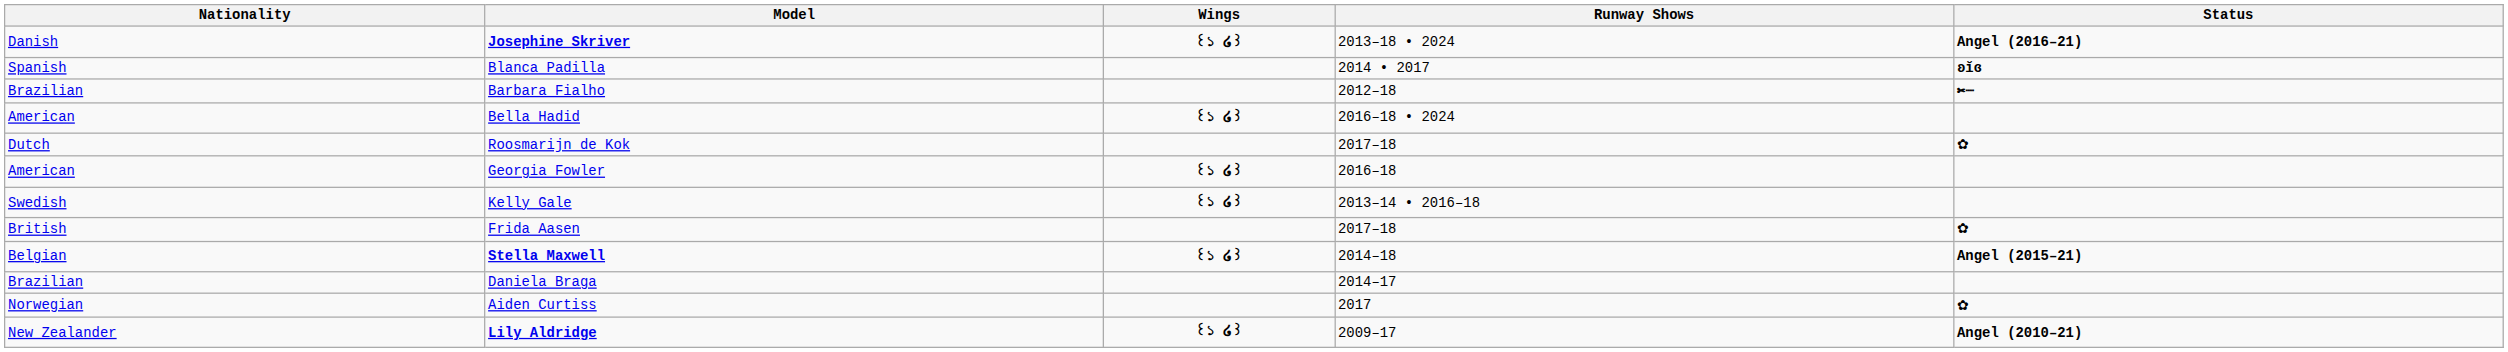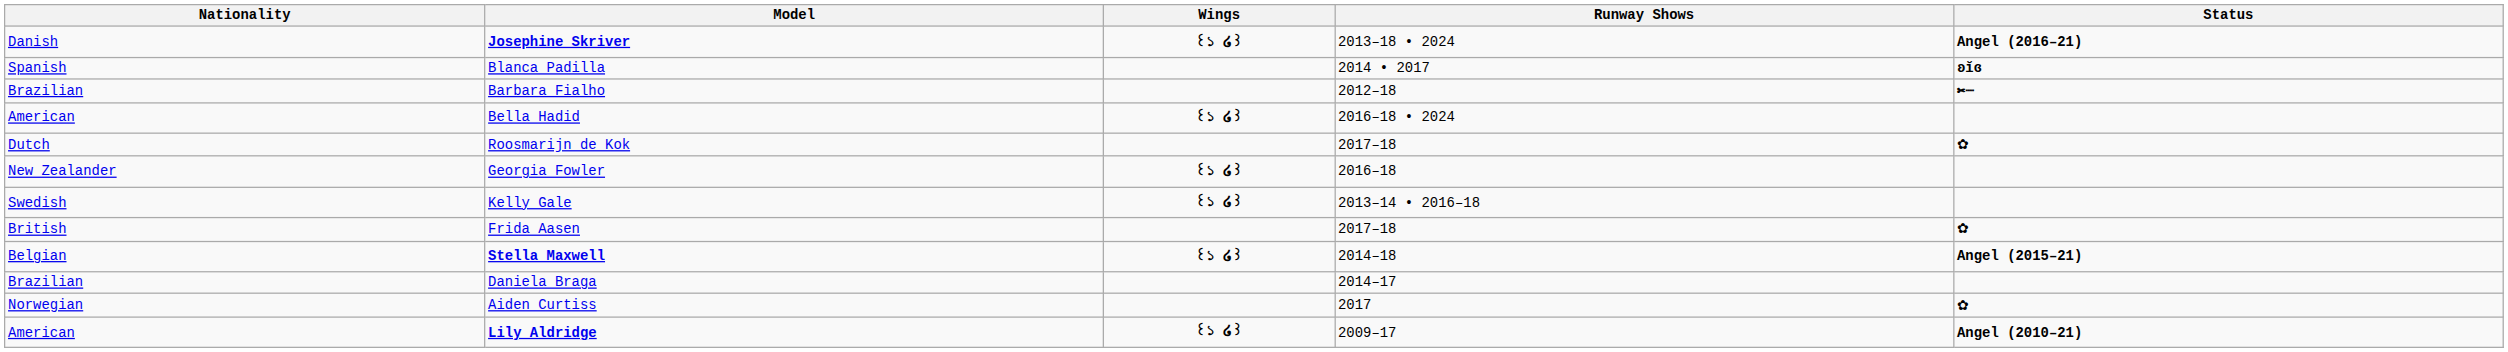(41, 172) American -> (62, 172) New Zealander
(62, 332) New Zealander -> (41, 332) American
